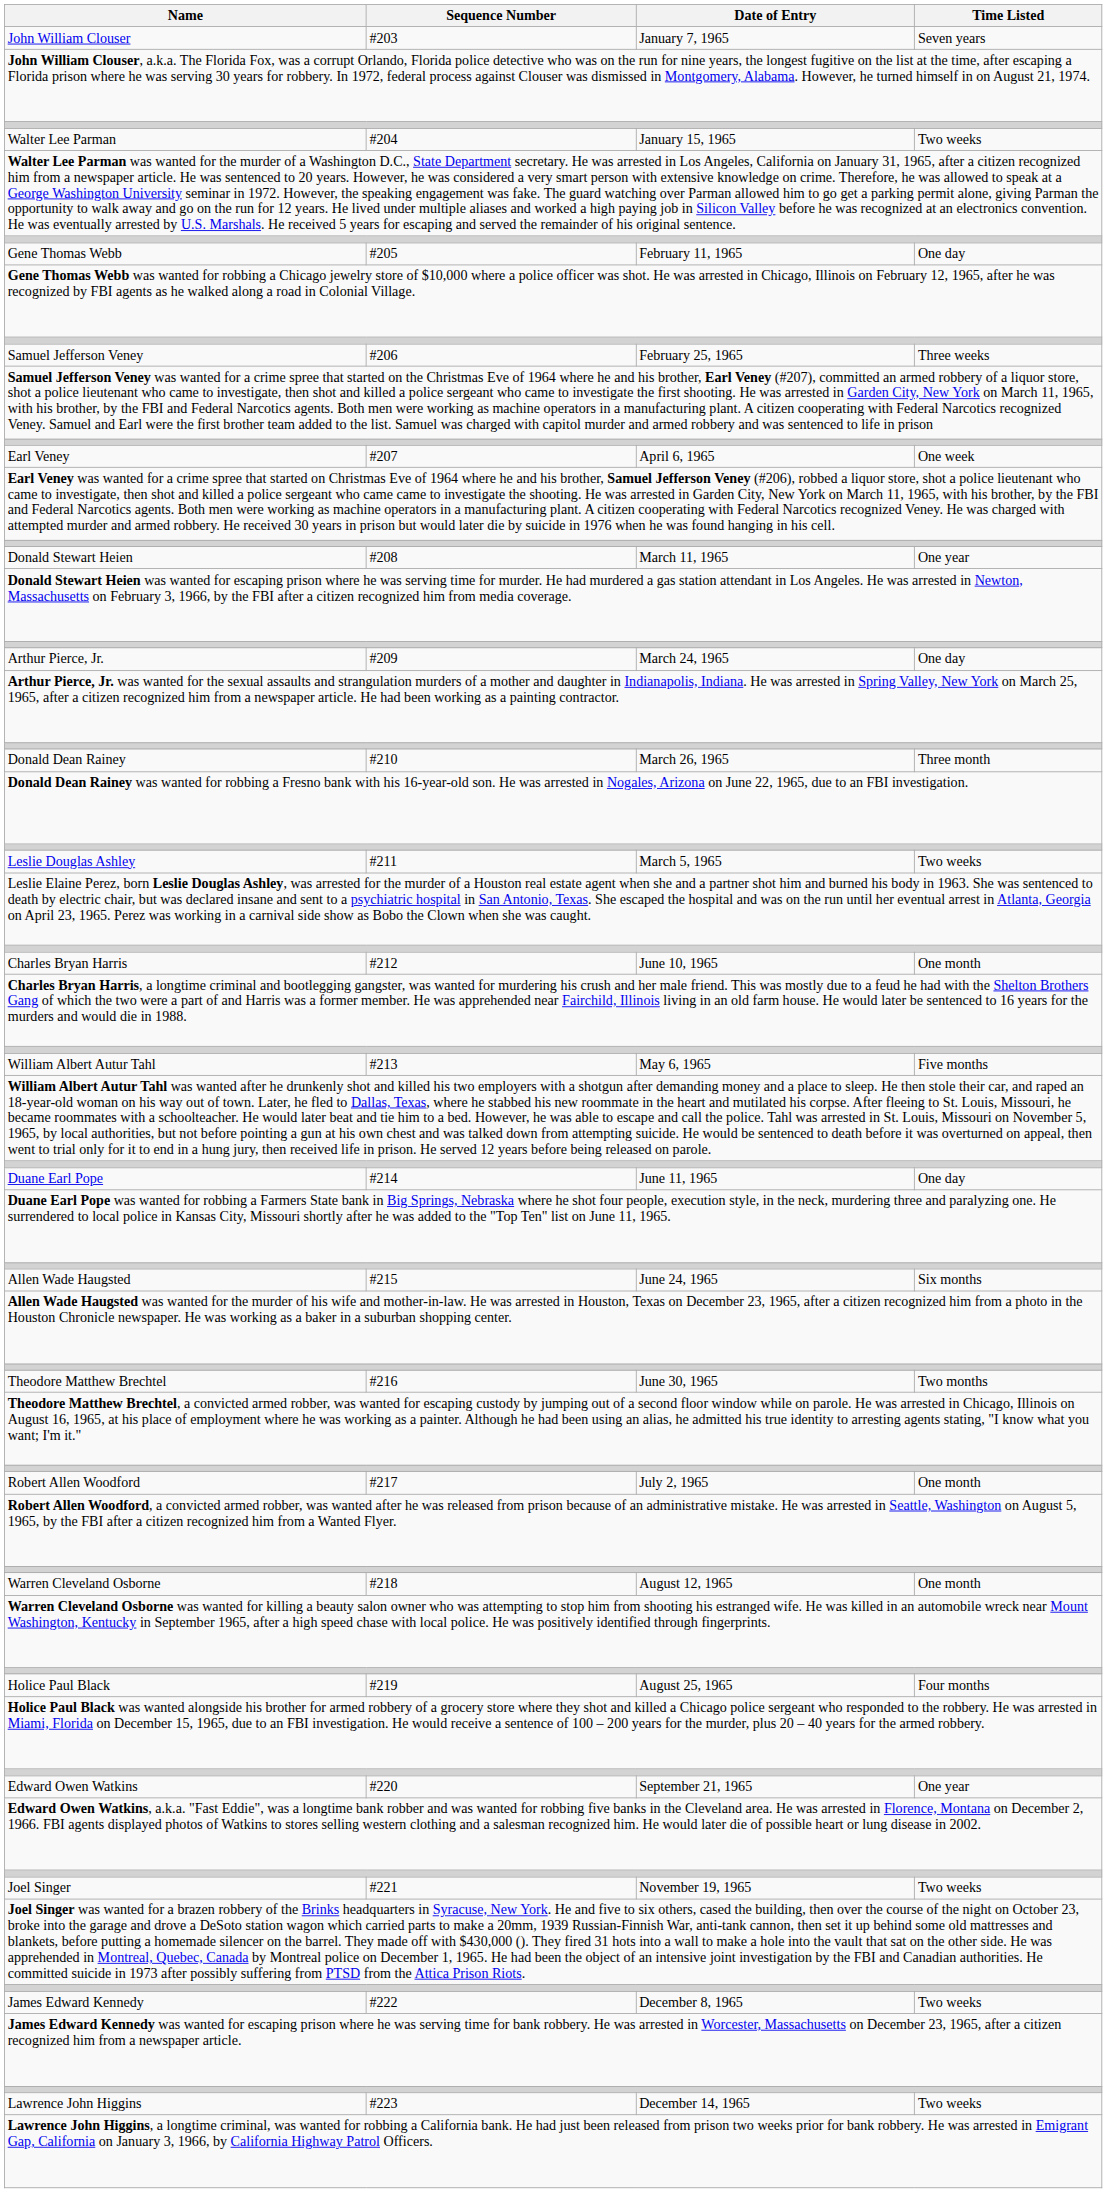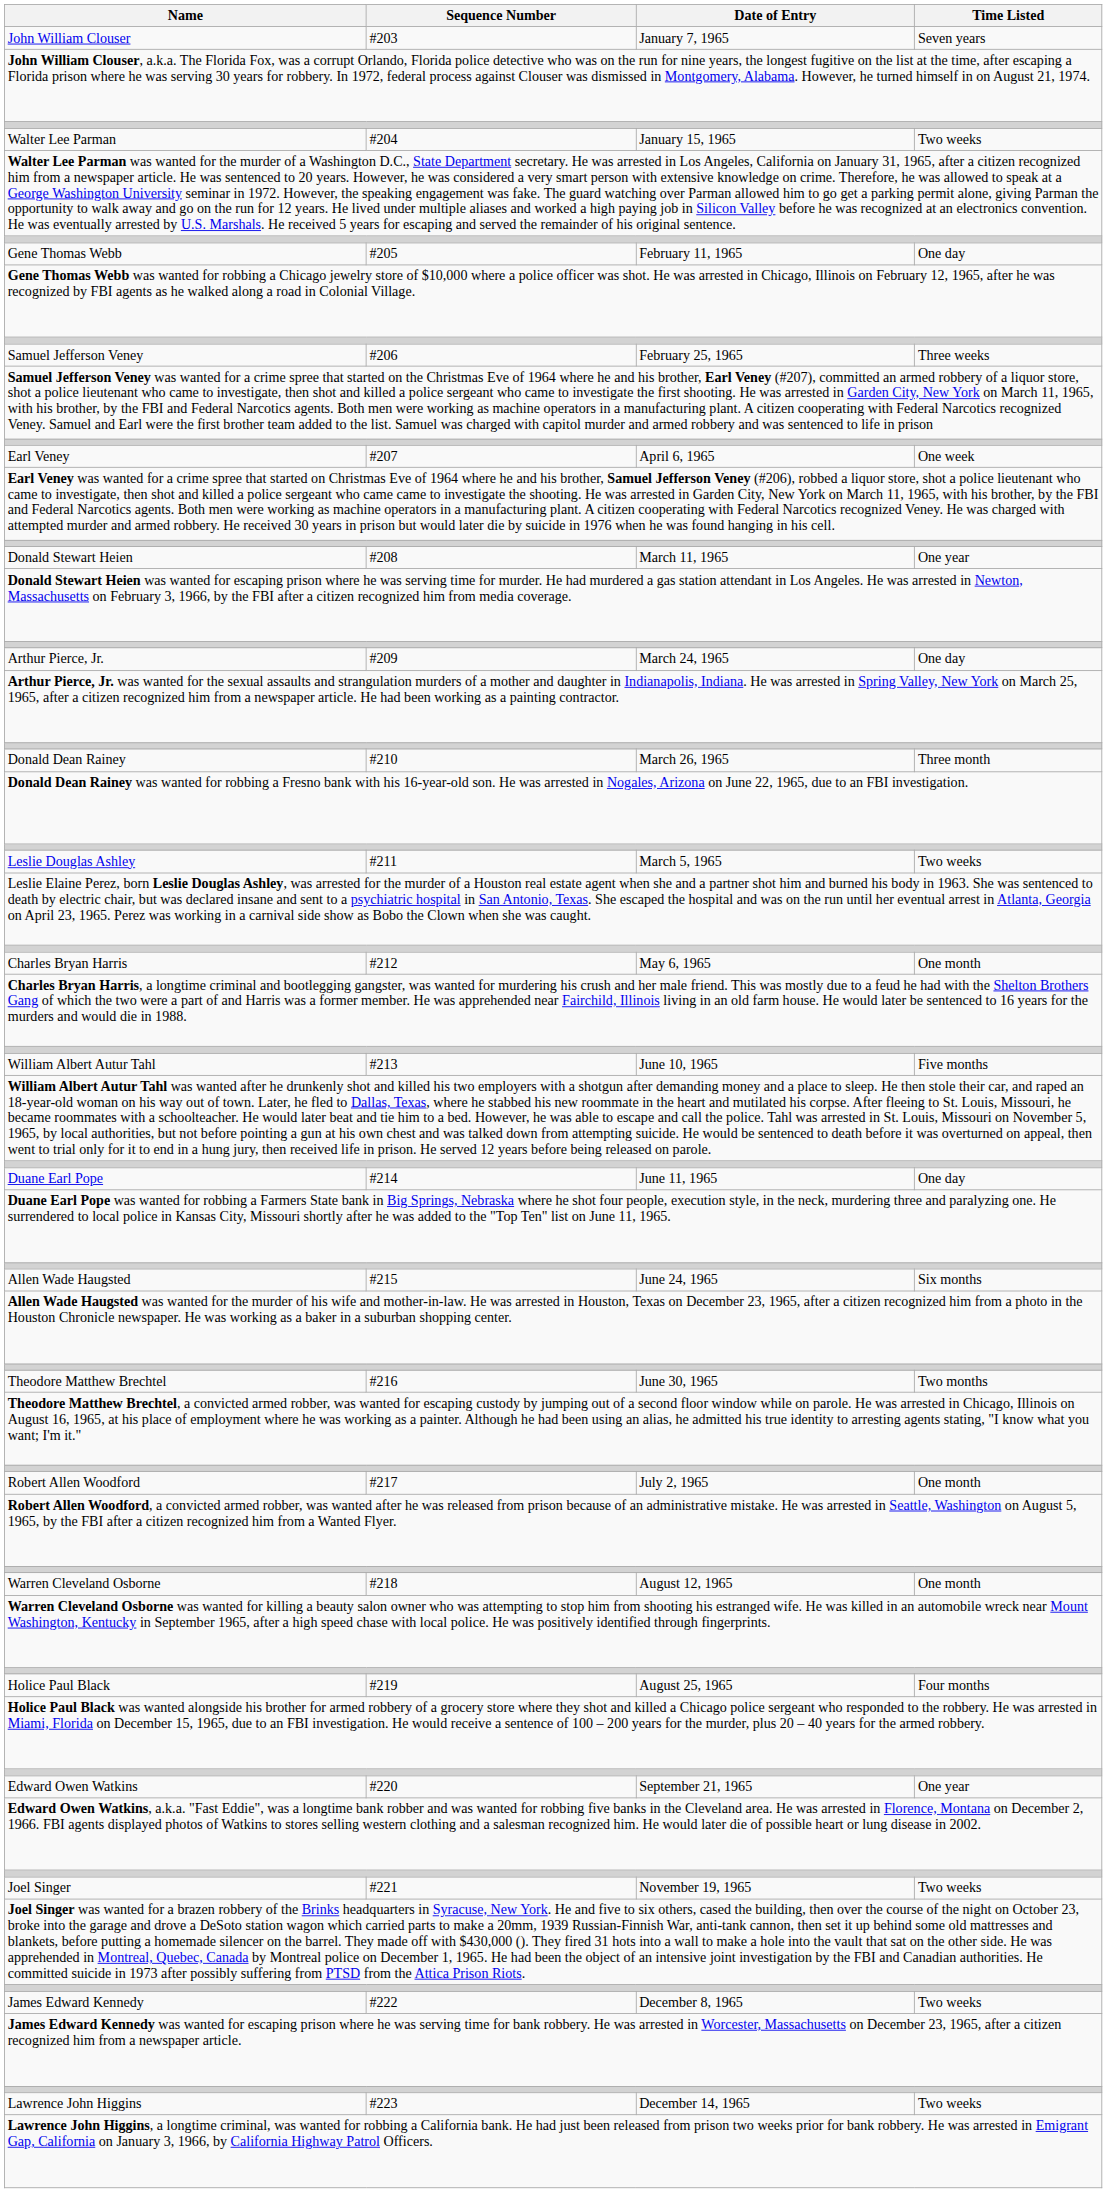(678, 962) June 10, 1965 -> (675, 962) May 6, 1965
(675, 1064) May 6, 1965 -> (678, 1064) June 10, 1965
